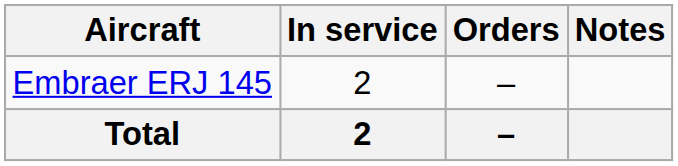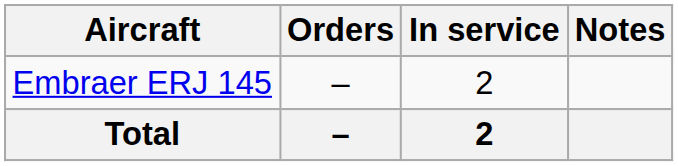columns swapped: (362, 30) <-> (506, 30)
